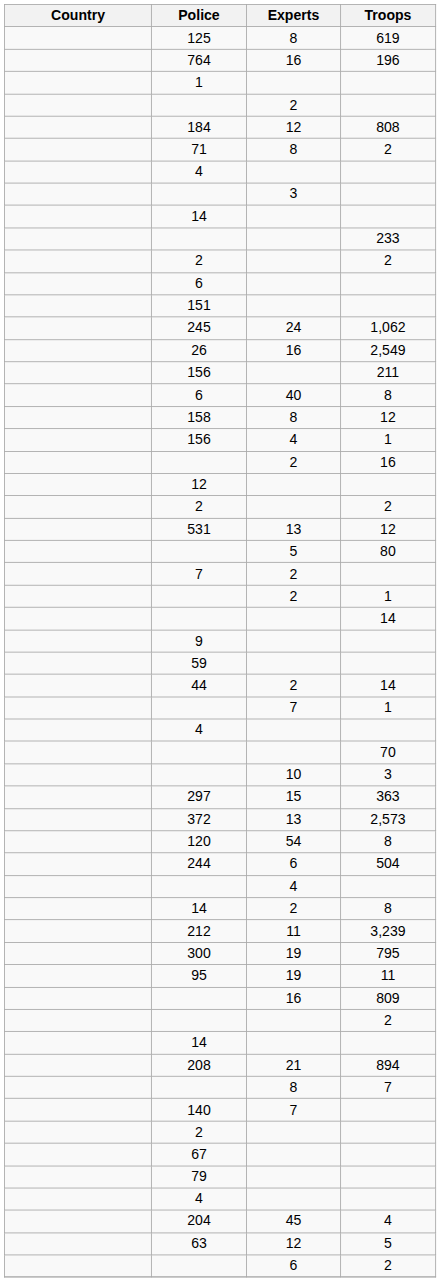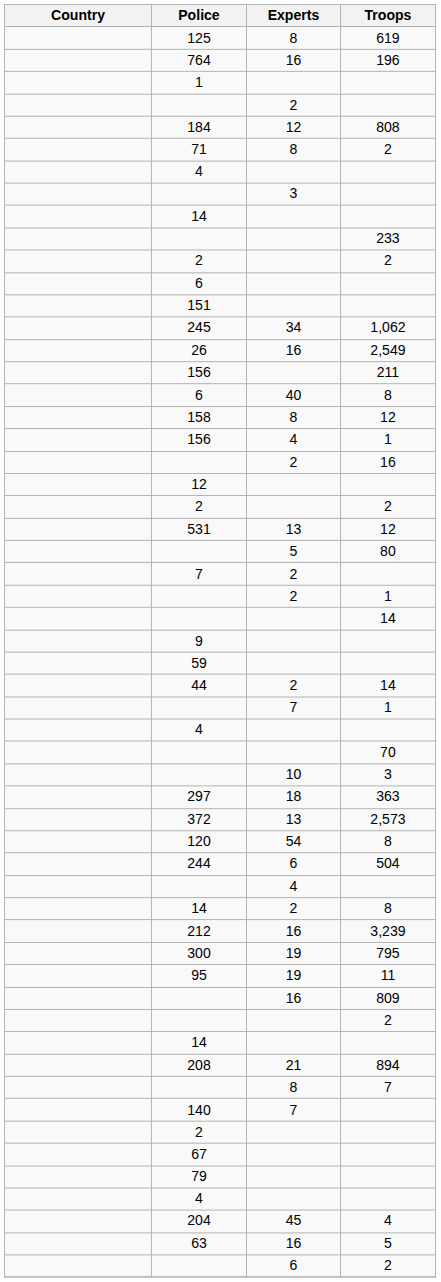(293, 328) 24 -> (293, 328) 34
(293, 797) 15 -> (293, 797) 18
(293, 931) 11 -> (293, 931) 16
(293, 1243) 12 -> (293, 1243) 16
